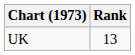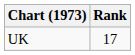(110, 38) 13 -> (110, 38) 17
